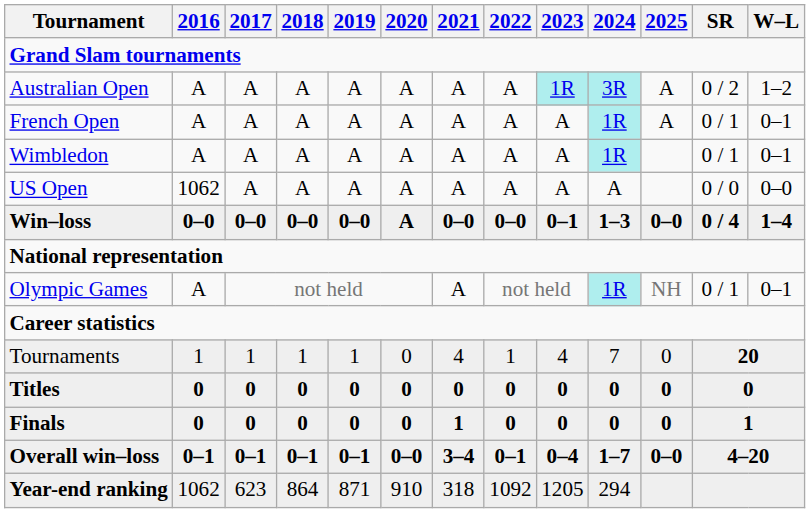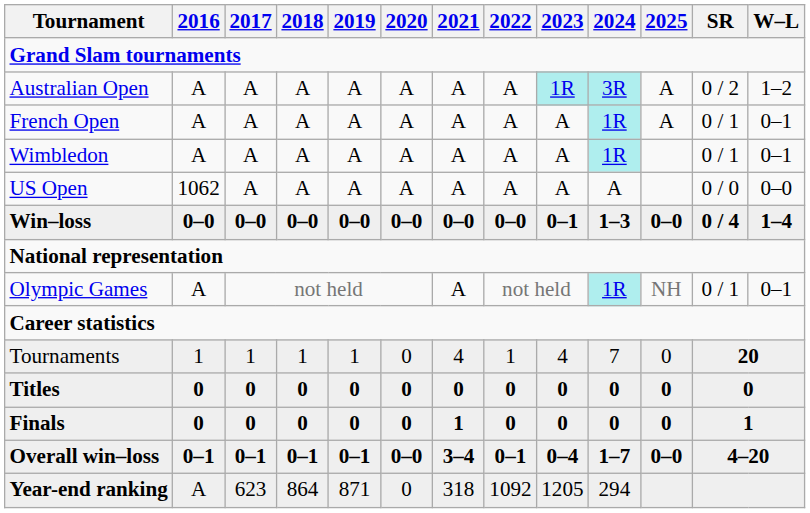(406, 222) A -> (406, 222) 0–0
(199, 490) 1062 -> (199, 490) A
(406, 490) 910 -> (406, 490) 0
